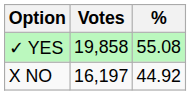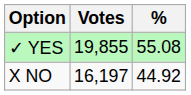(101, 47) 19,858 -> (101, 47) 19,855
